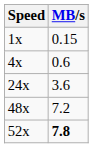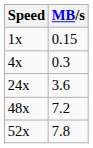(61, 62) 0.6 -> (61, 62) 0.3
(61, 131) bold -> (61, 131) normal
